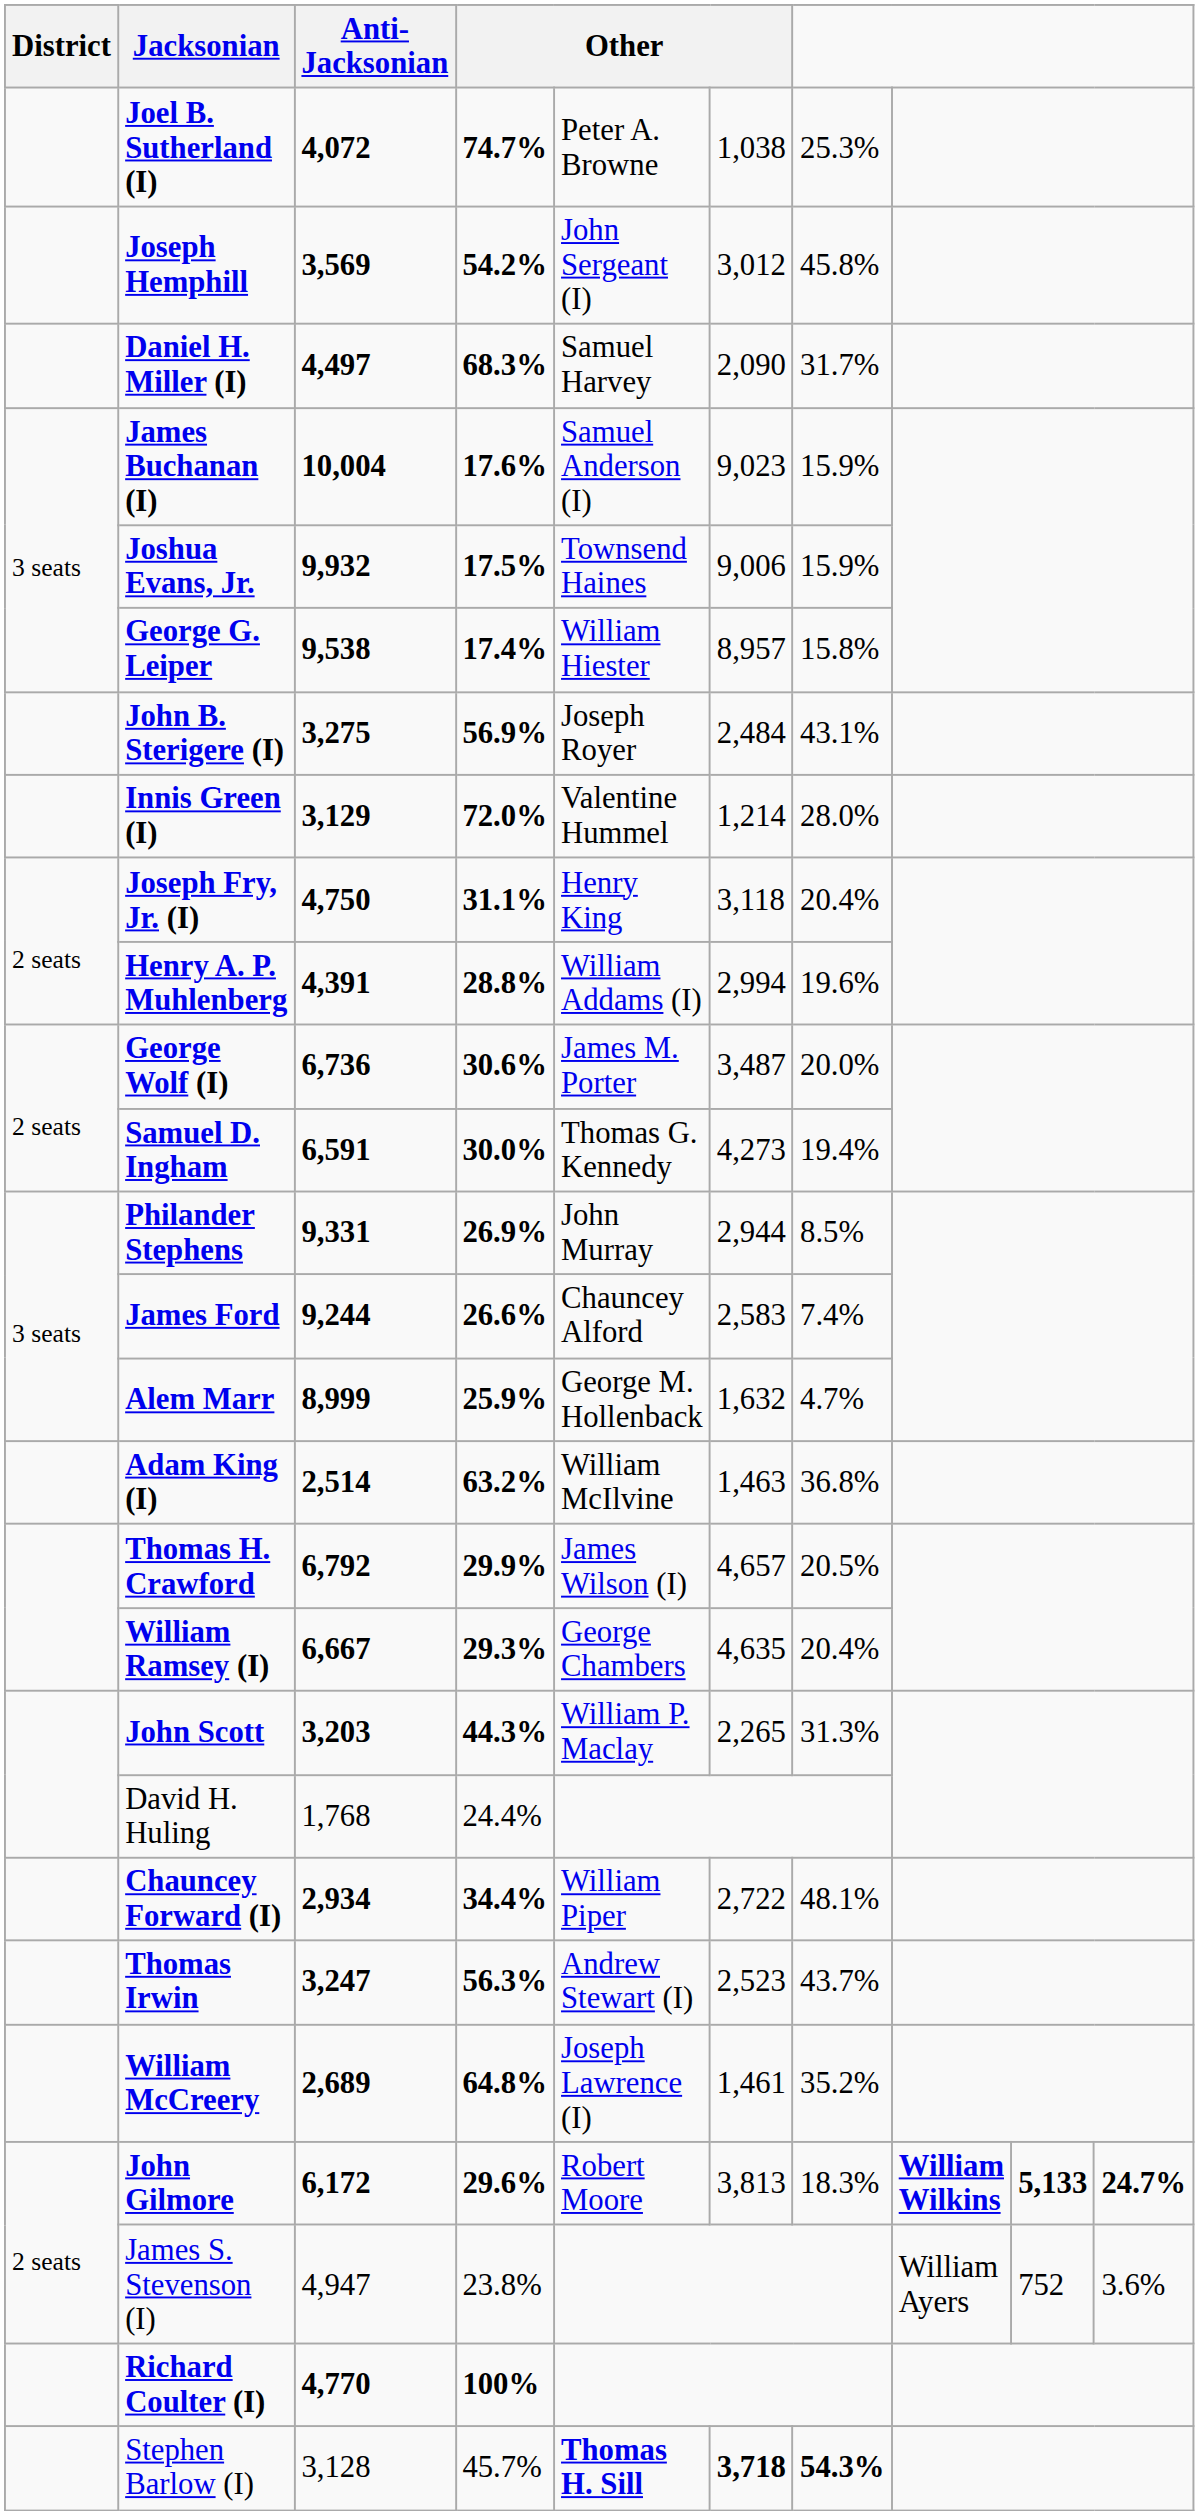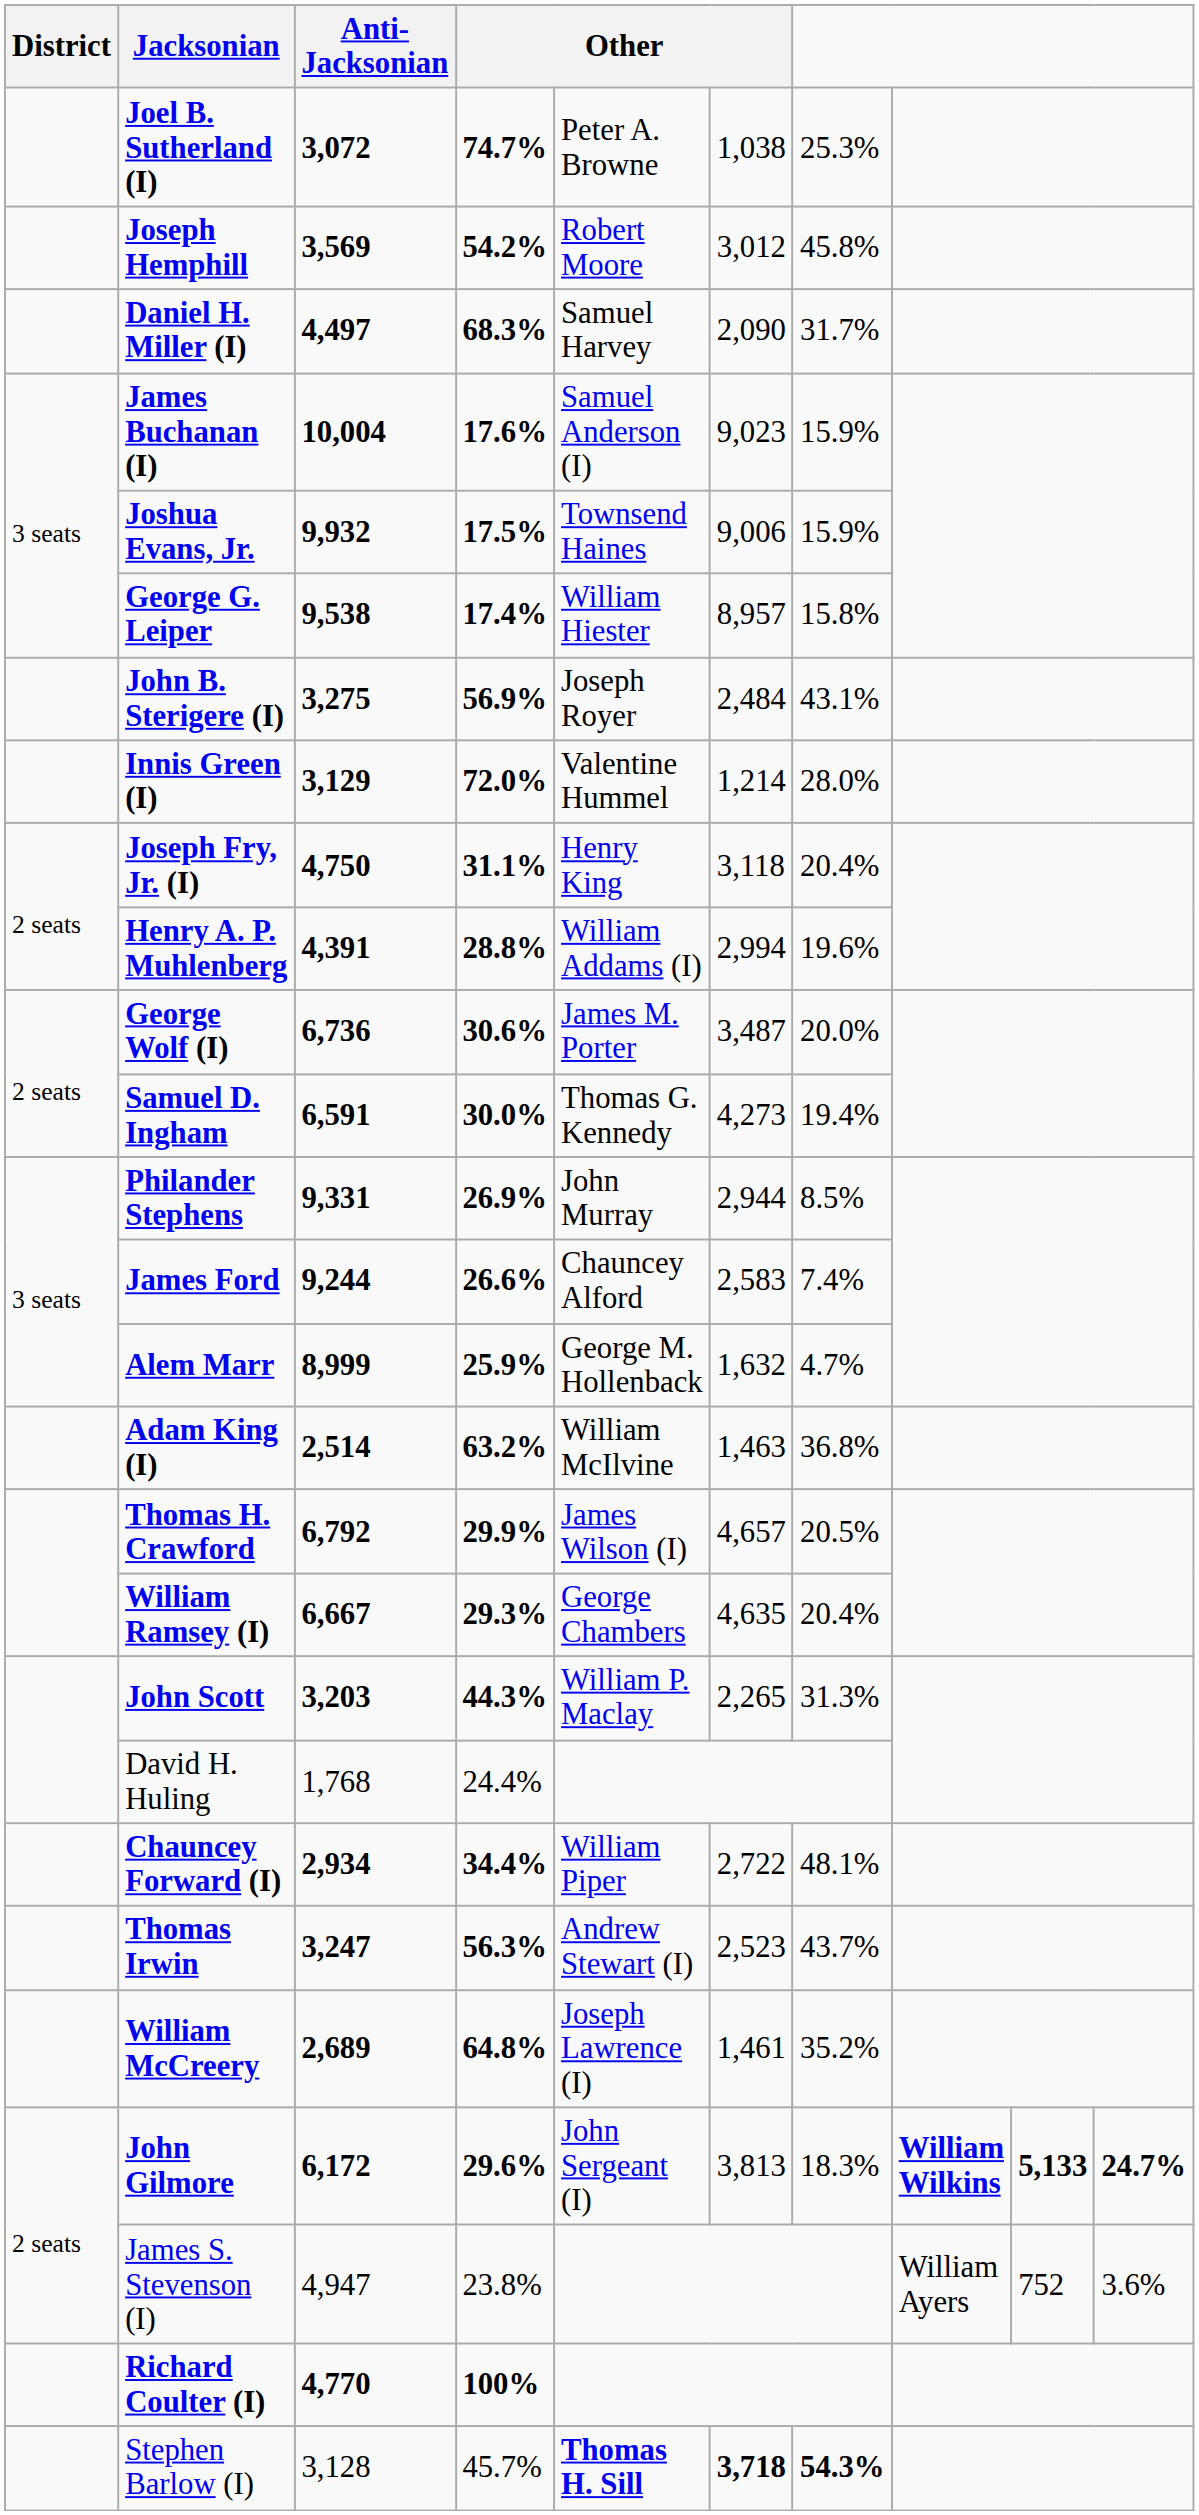(336, 146) 4,072 -> (336, 146) 3,072
(614, 264) John Sergeant (I) -> (603, 247) Robert Moore
(603, 2183) Robert Moore -> (614, 2165) John Sergeant (I)
